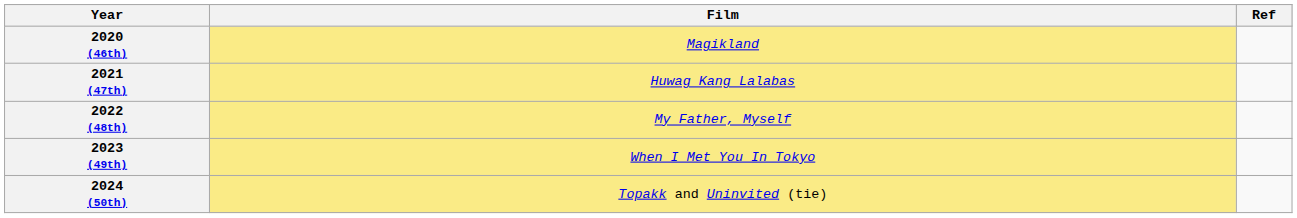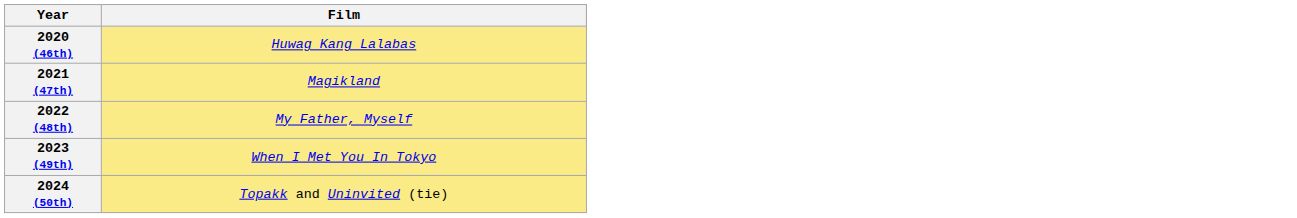- column: (1264, 15)
(723, 45) Magikland -> (344, 45) Huwag Kang Lalabas
(723, 82) Huwag Kang Lalabas -> (344, 82) Magikland
